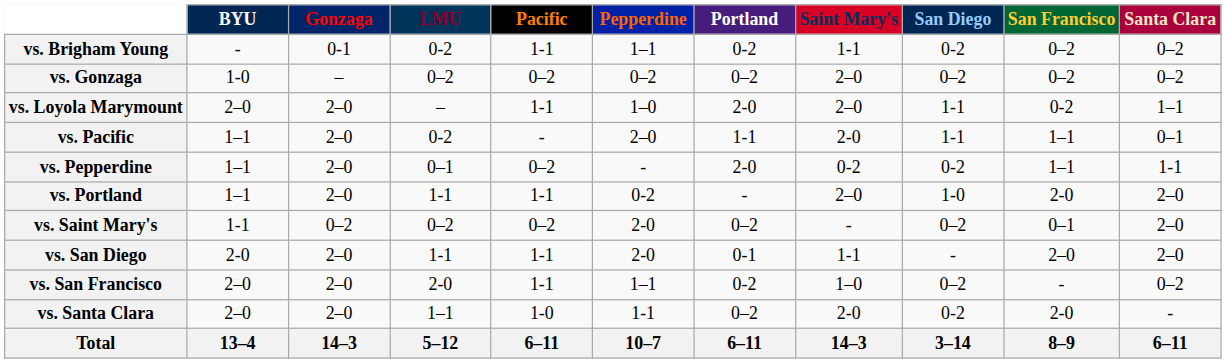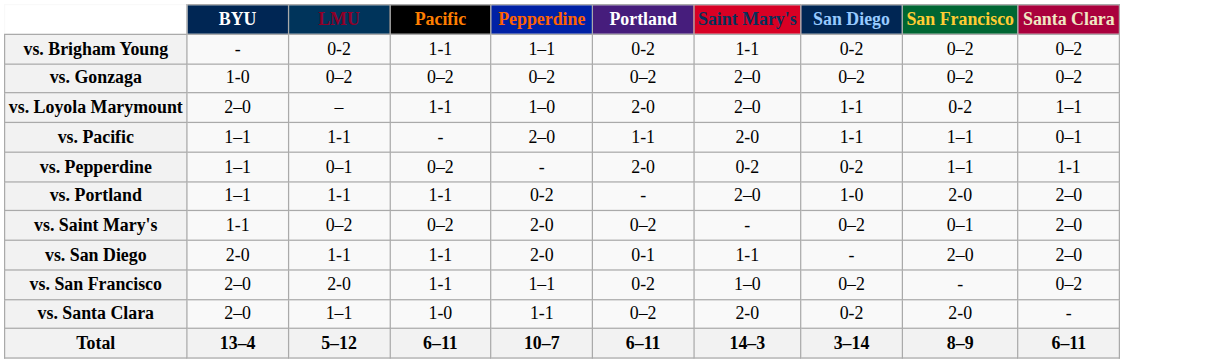- column: (339, 19)
(440, 137) 0-2 -> (339, 137) 1-1
